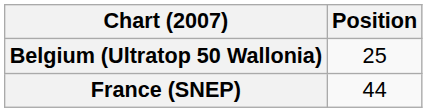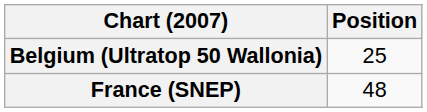(375, 90) 44 -> (375, 90) 48
